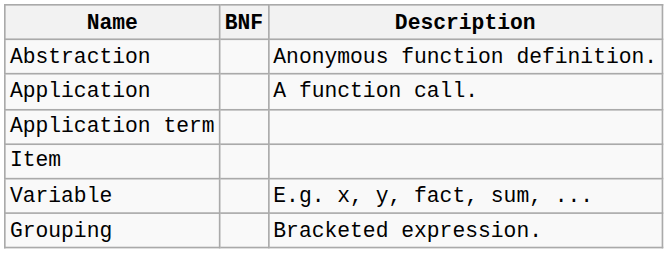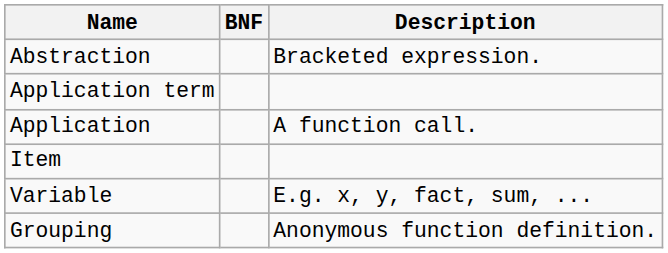(465, 57) Anonymous function definition. -> (408, 57) Bracketed expression.
rows swapped: (112, 126) <-> (80, 92)
(408, 231) Bracketed expression. -> (465, 231) Anonymous function definition.
